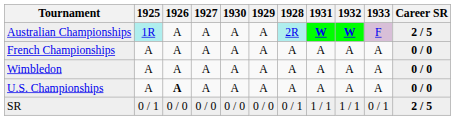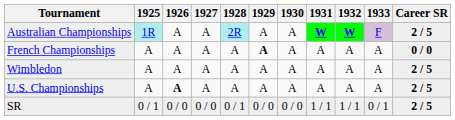columns swapped: (292, 13) <-> (235, 13)
(263, 50) normal -> (263, 50) bold
(422, 69) 0 / 0 -> (422, 69) 2 / 5
(422, 87) 0 / 0 -> (422, 87) 2 / 5
